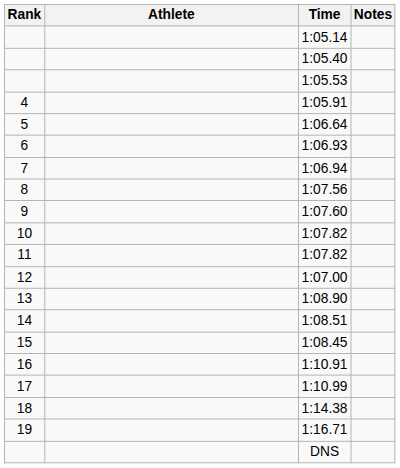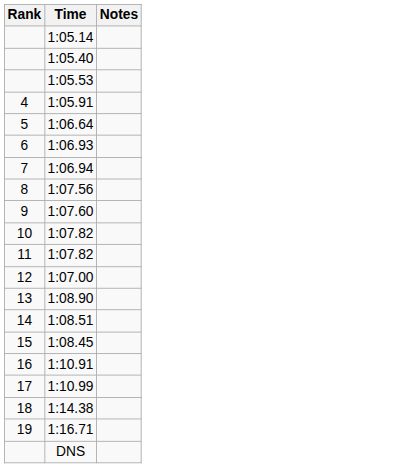- column: (171, 15)
